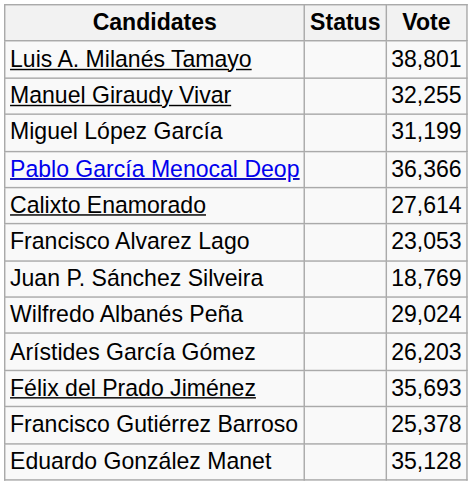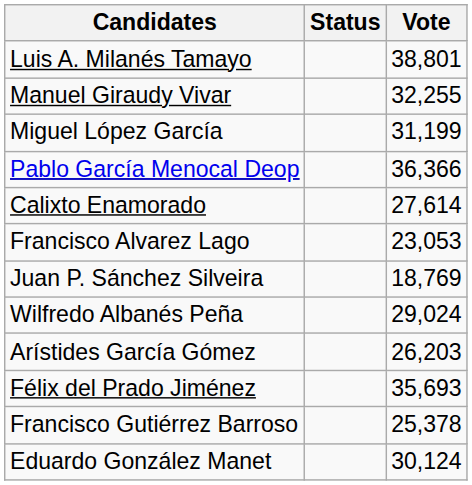(426, 461) 35,128 -> (426, 461) 30,124
